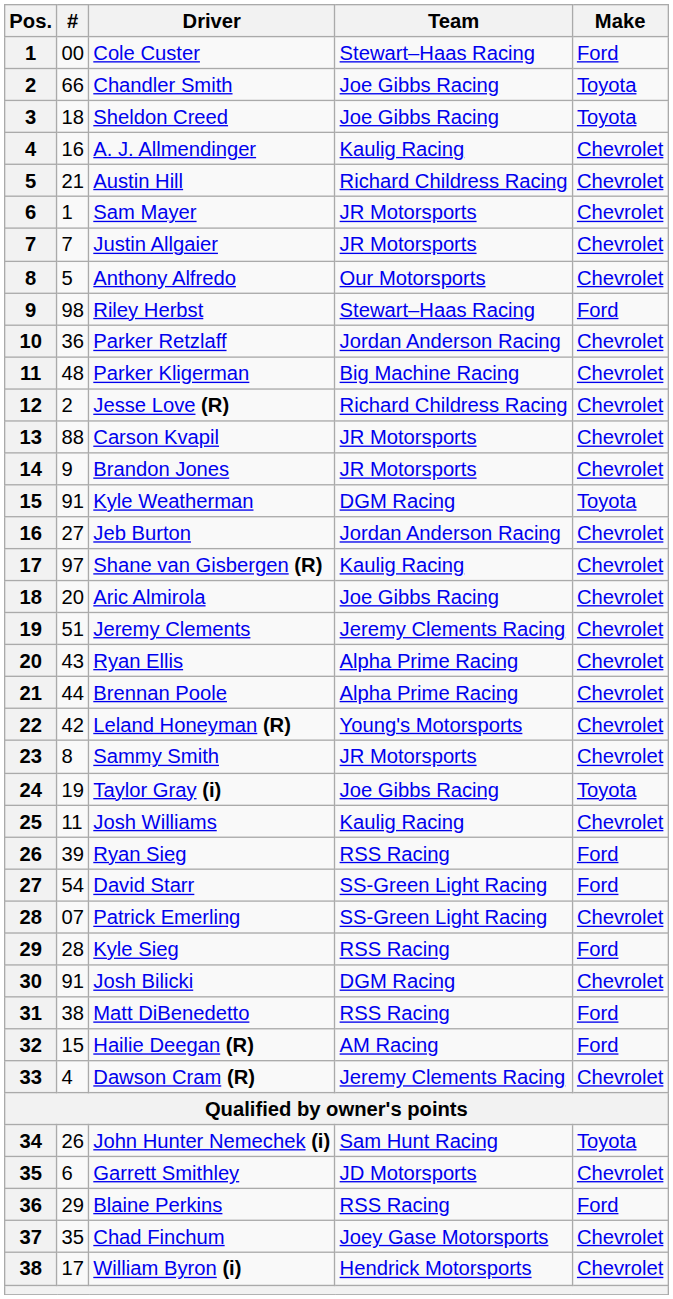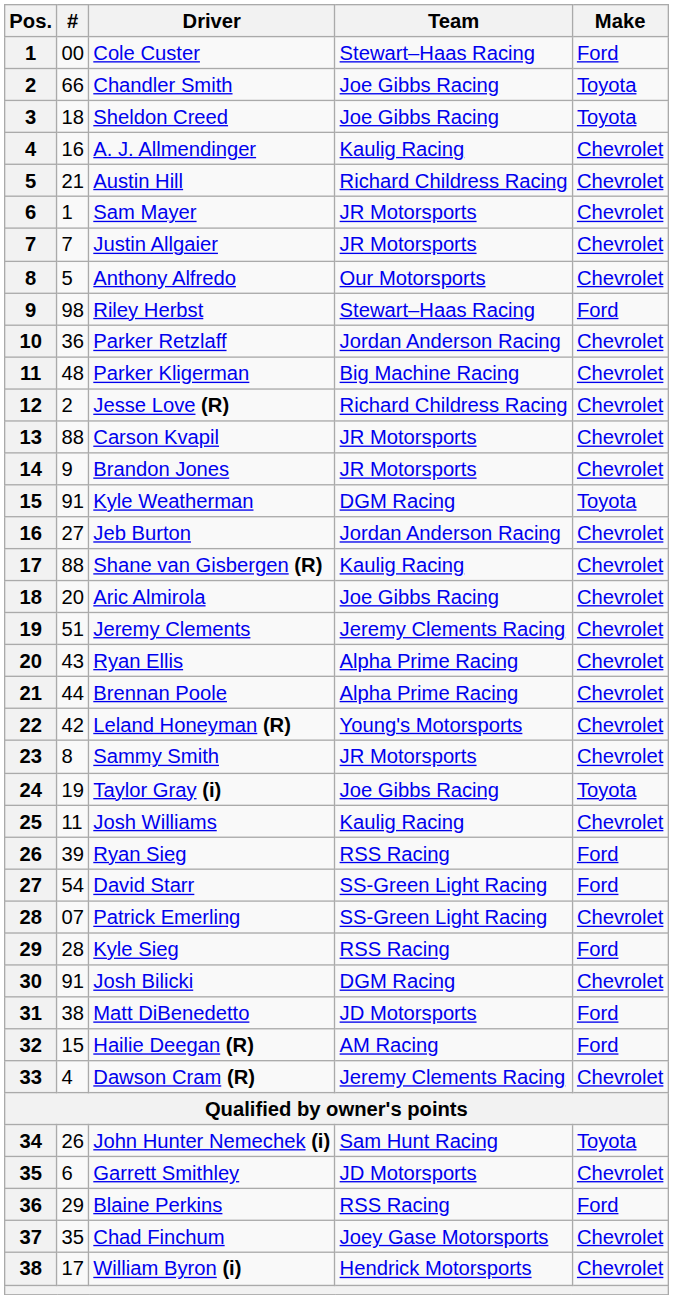(73, 565) 97 -> (73, 565) 88
(395, 1013) RSS Racing -> (408, 1013) JD Motorsports
